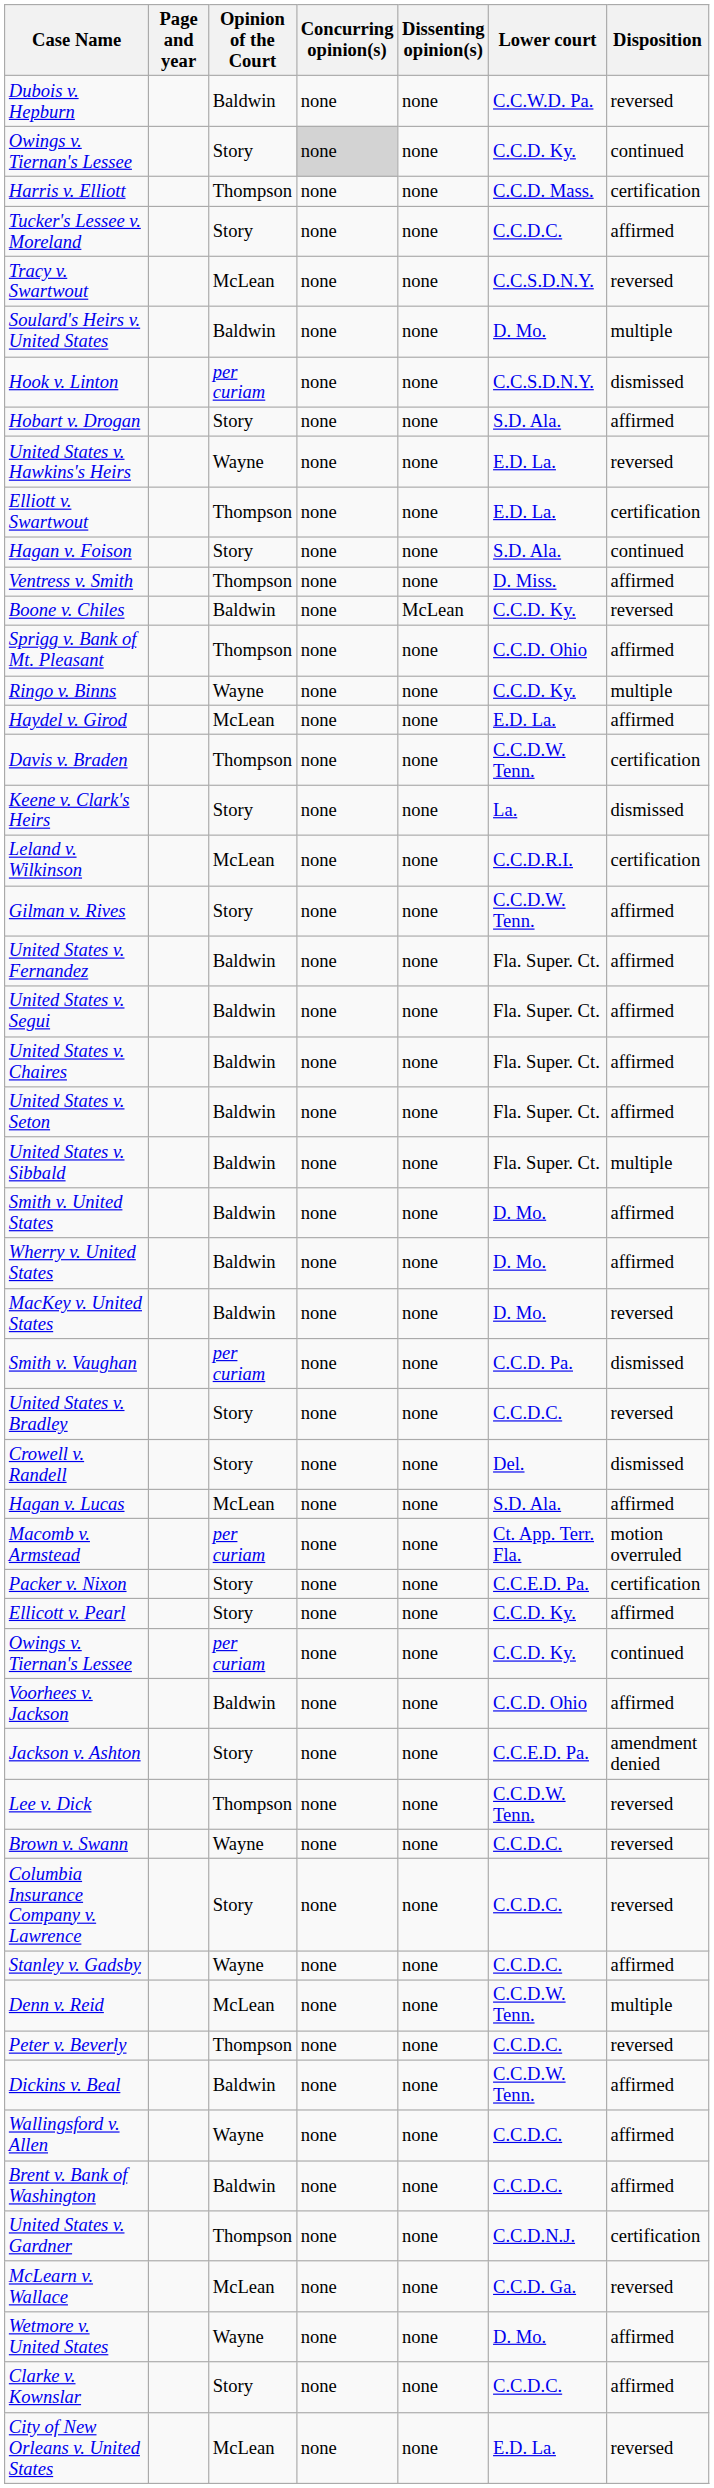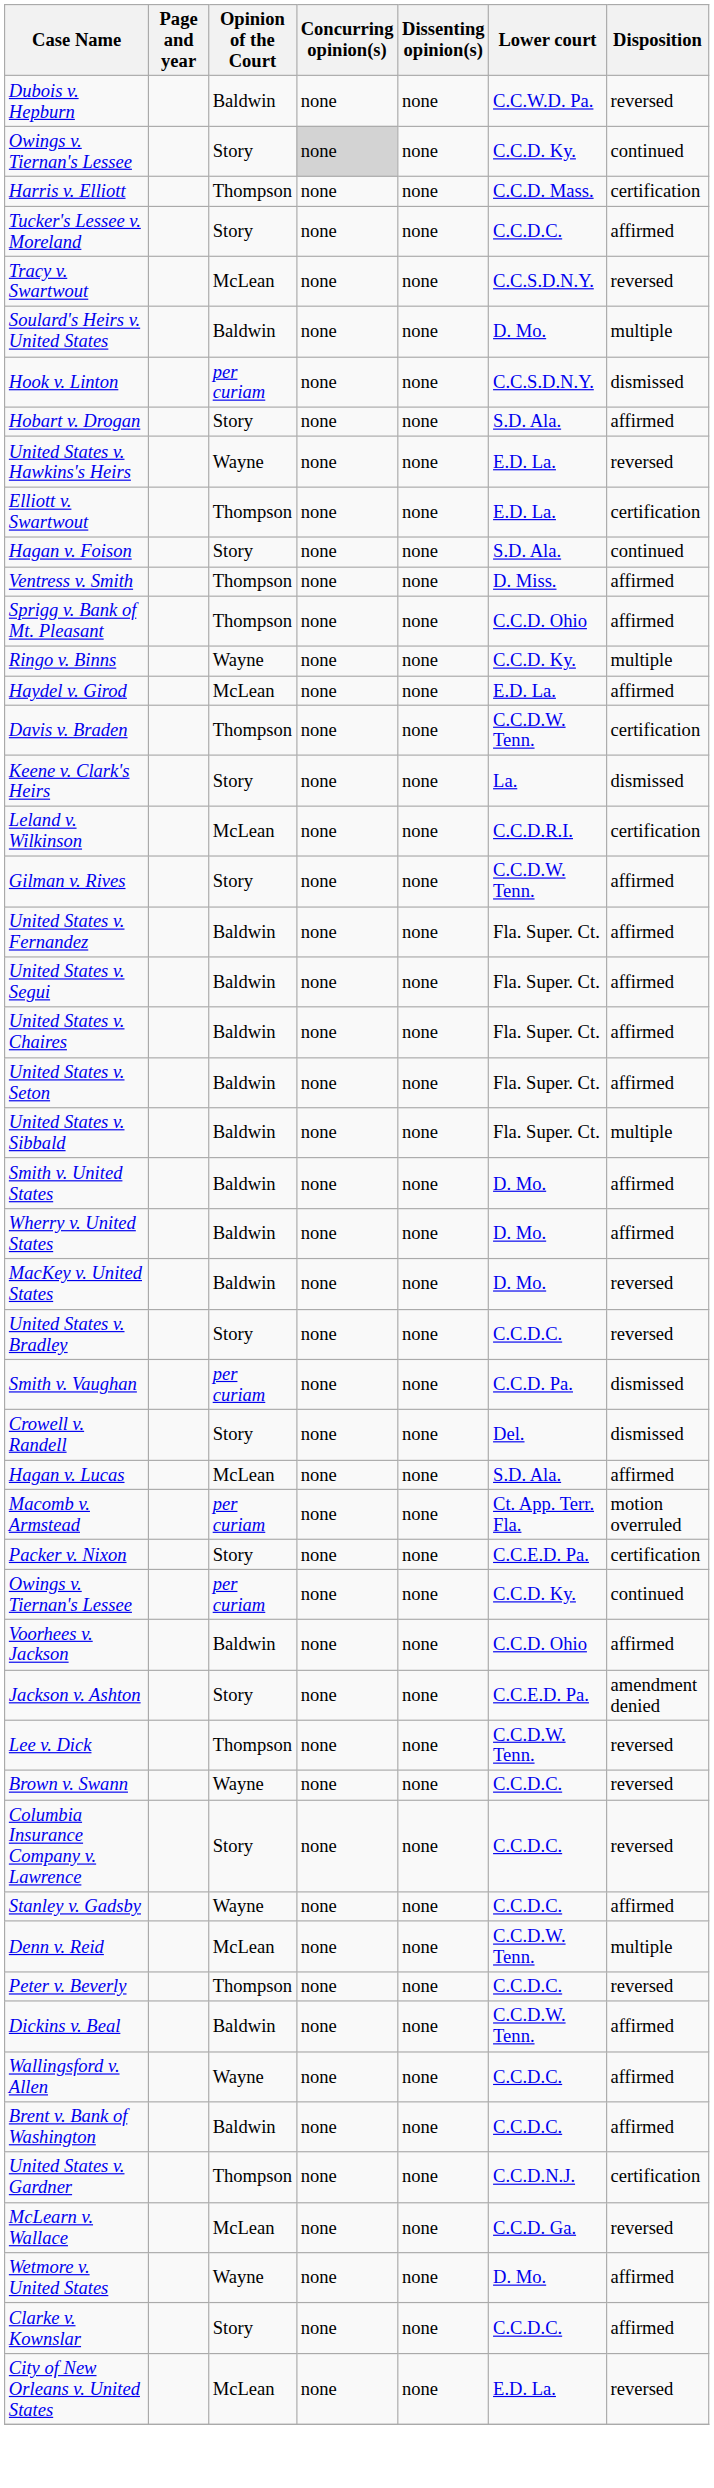- row: (67, 610)
rows swapped: (67, 1413) <-> (73, 1363)
- row: (67, 1613)
